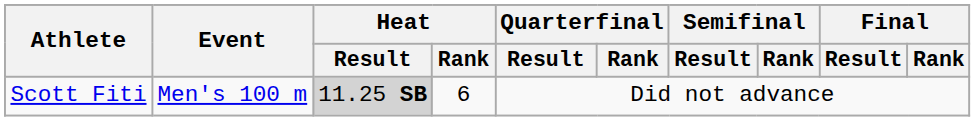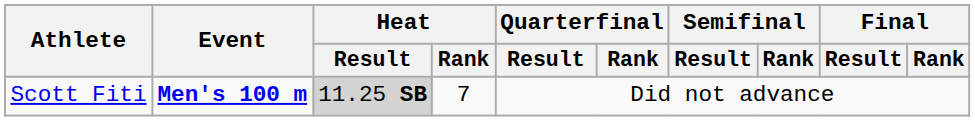(232, 96) normal -> (232, 96) bold
(464, 96) 6 -> (464, 96) 7
